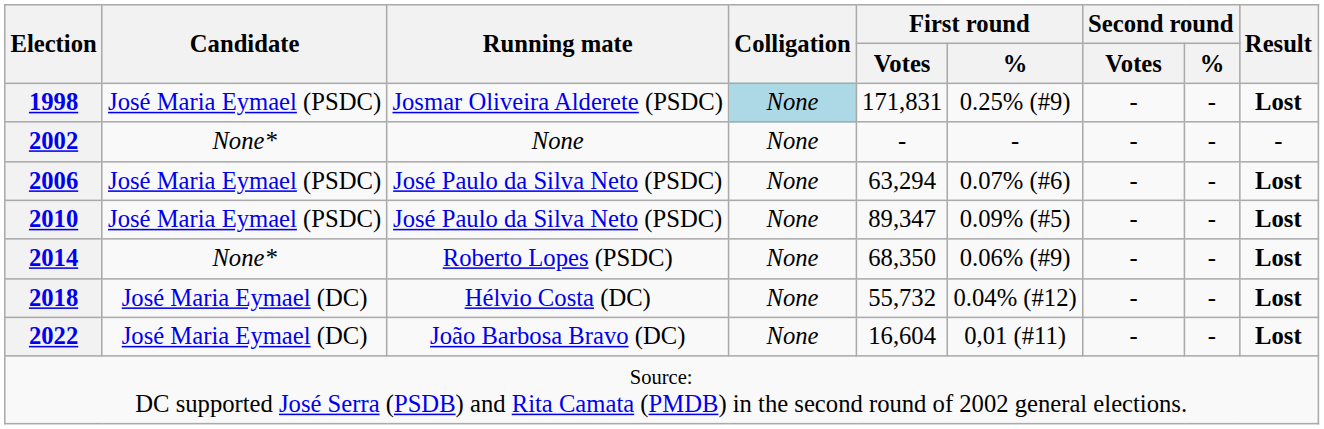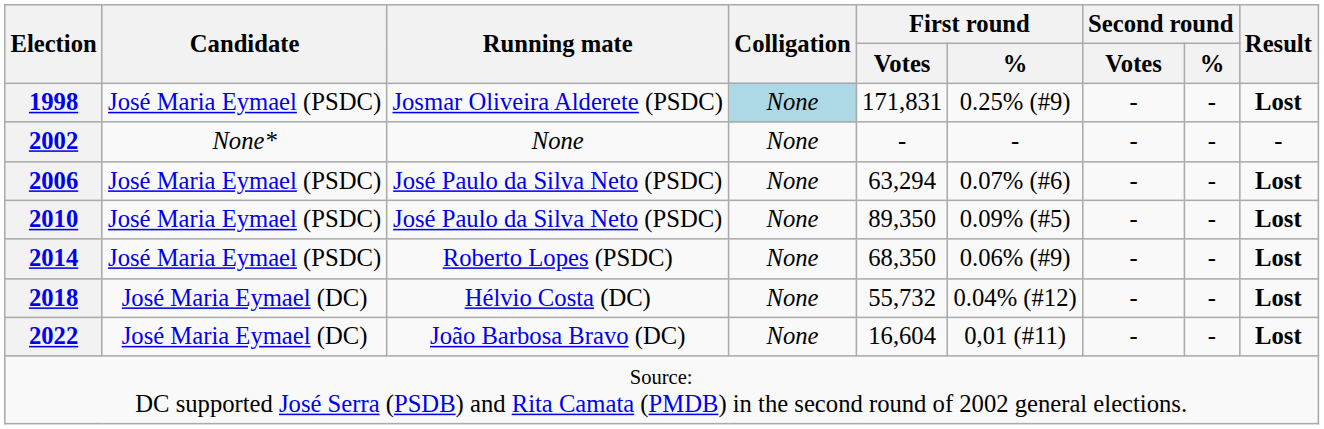(902, 219) 89,347 -> (902, 219) 89,350
(245, 258) None* -> (245, 258) José Maria Eymael (PSDC)
